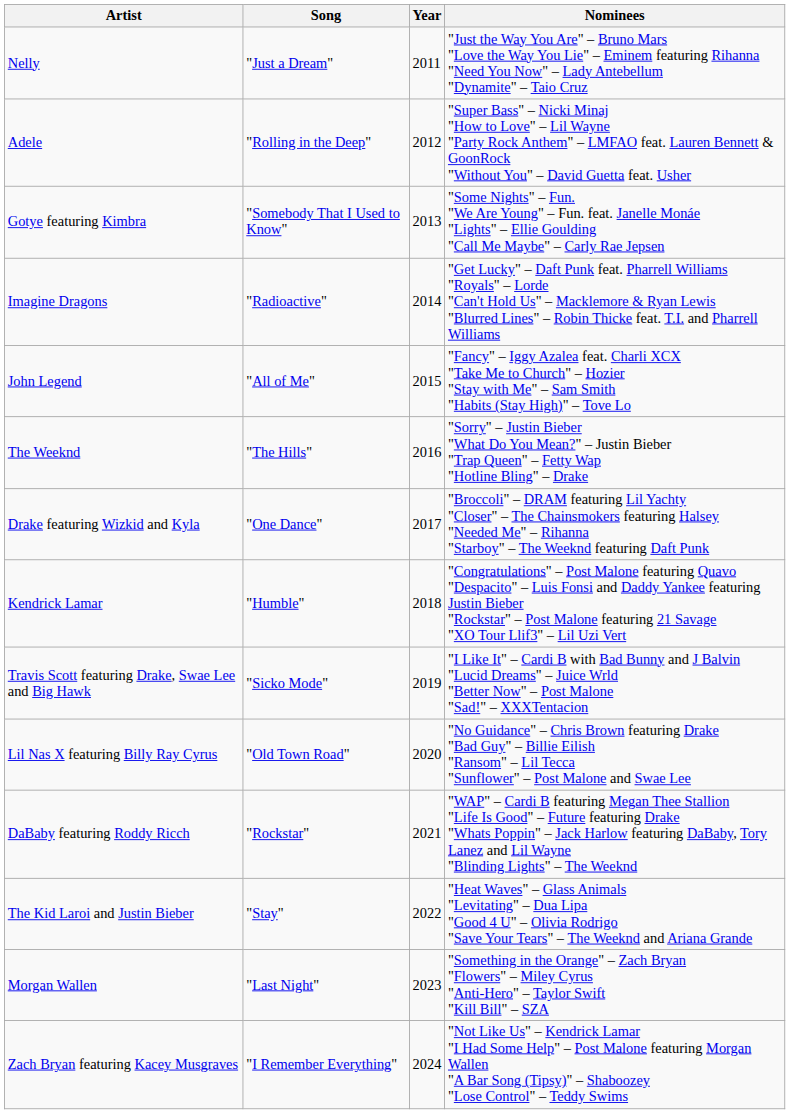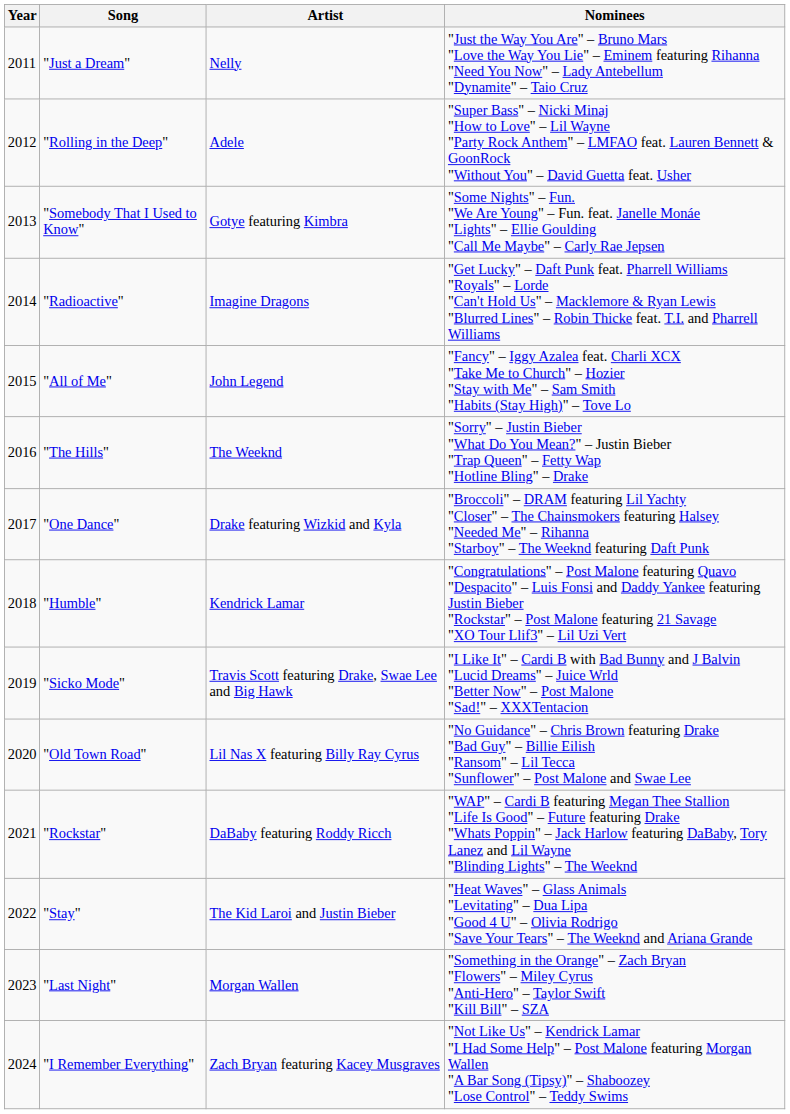columns swapped: (427, 15) <-> (124, 15)
